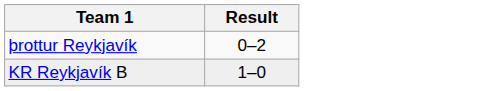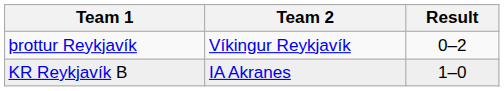+ column: (305, 18)
